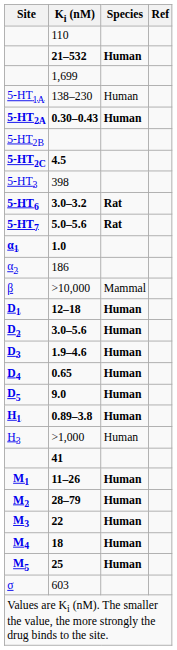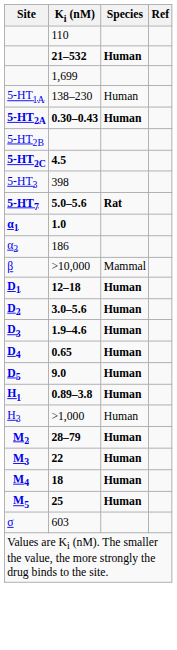- row: (69, 203)
- row: (57, 458)
- row: (66, 478)
